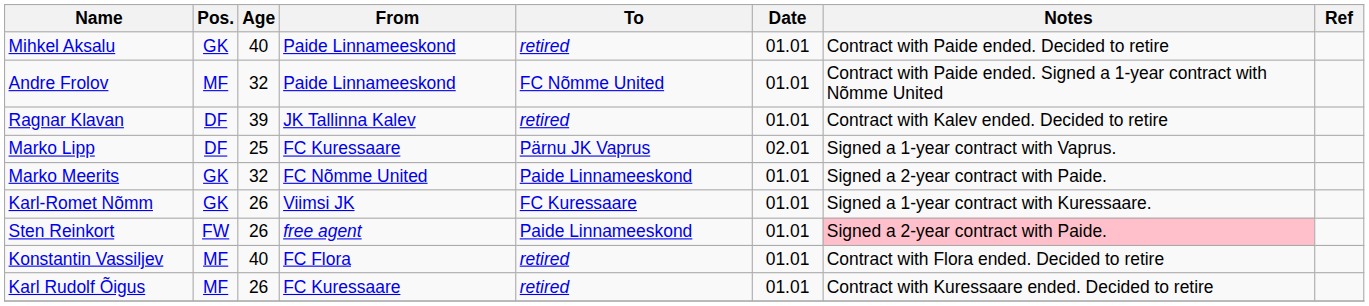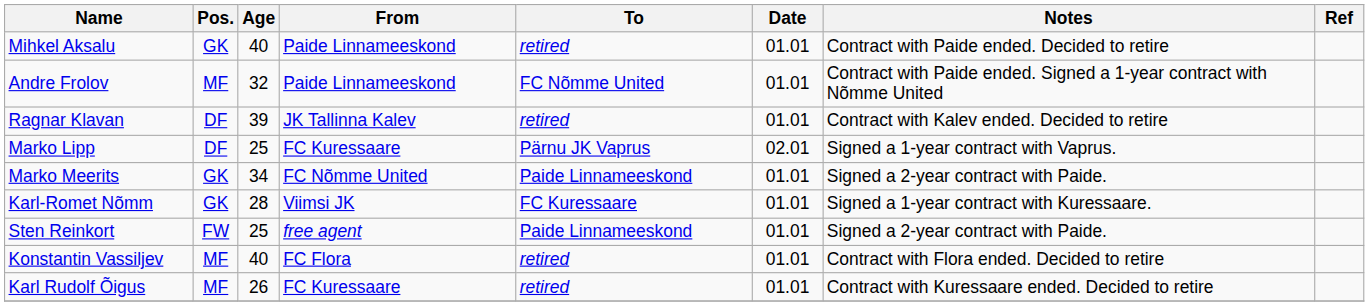(259, 176) 32 -> (259, 176) 34
(259, 203) 26 -> (259, 203) 28
(259, 231) 26 -> (259, 231) 25
(967, 231) pink background -> (967, 231) no background
